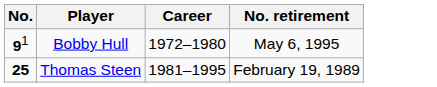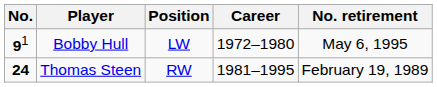+ column: (179, 16)
(21, 70) 25 -> (21, 70) 24
